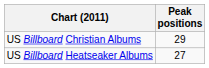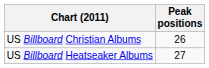(180, 39) 29 -> (180, 39) 26
